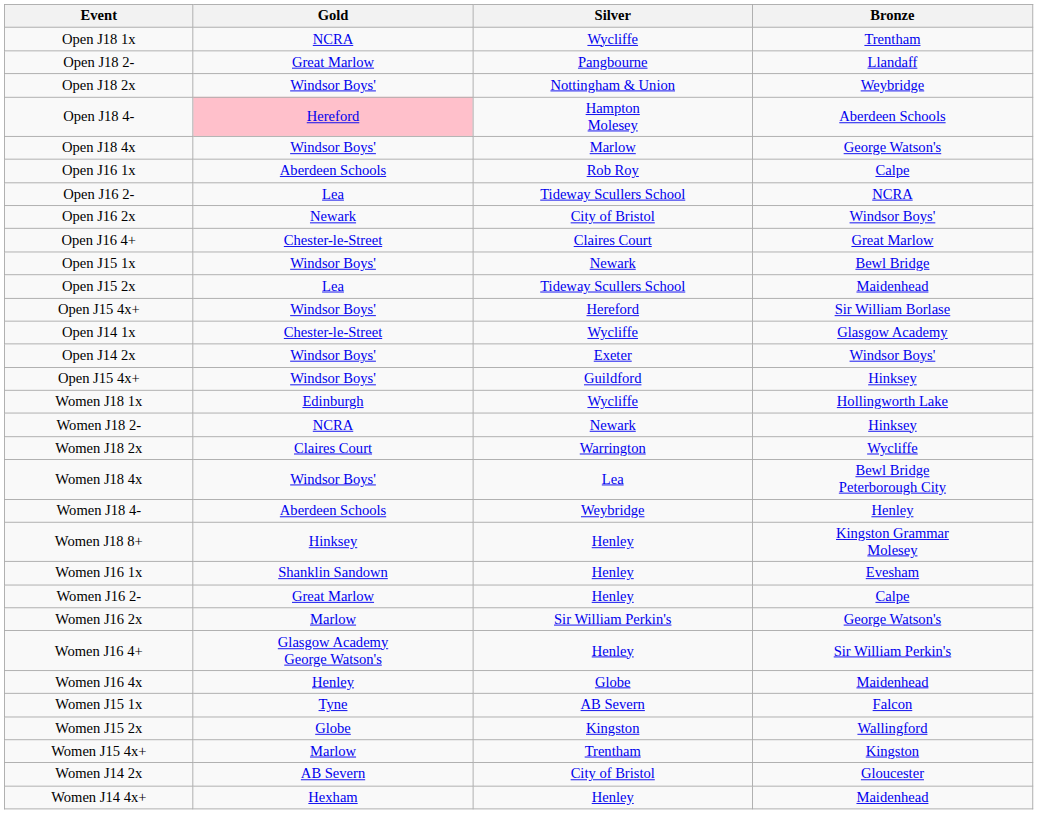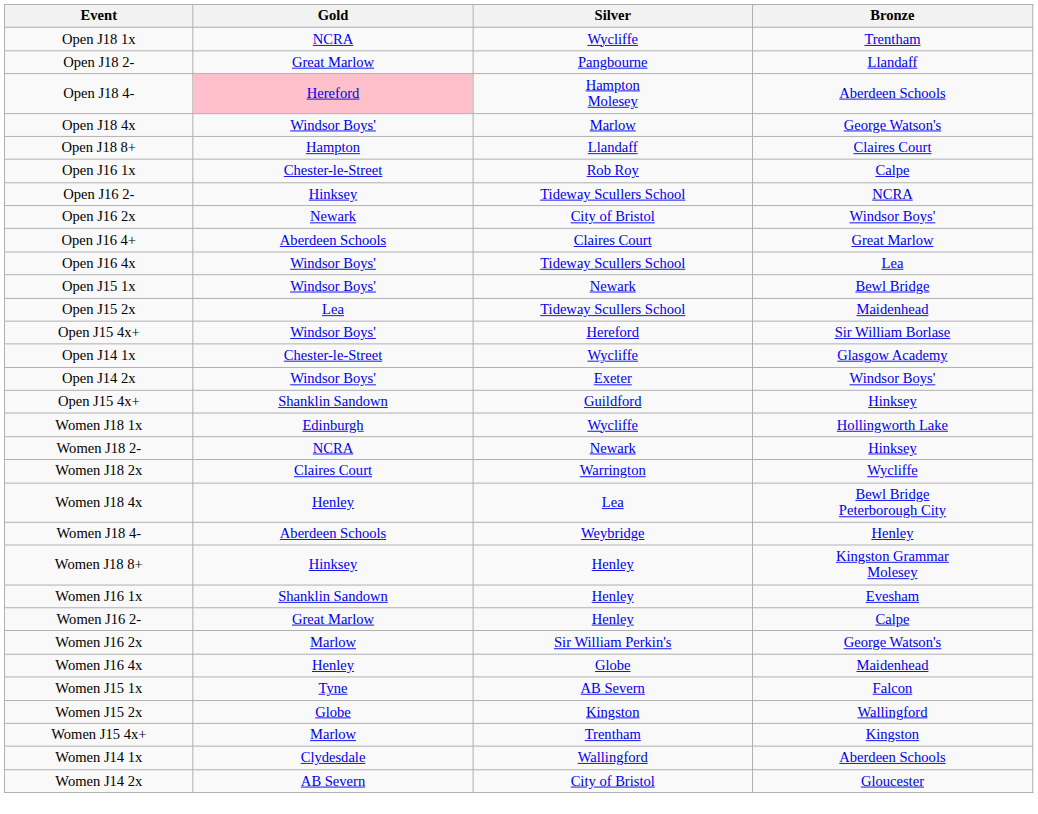- row: (99, 85)
+ row: (99, 147)
(333, 170) Aberdeen Schools -> (333, 170) Chester-le-Street
(333, 194) Lea -> (333, 194) Hinksey
(333, 240) Chester-le-Street -> (333, 240) Aberdeen Schools
+ row: (99, 263)
(333, 378) Windsor Boys' -> (333, 401) Shanklin Sandown
(333, 479) Windsor Boys' -> (333, 502) Henley
- row: (99, 650)
+ row: (99, 757)
- row: (99, 797)
